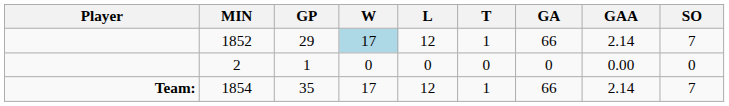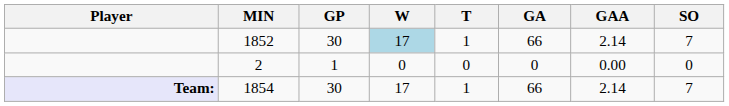- column: (428, 16)
(307, 40) 29 -> (334, 40) 30
(175, 88) no background -> (194, 88) lavender background
(307, 88) 35 -> (334, 88) 30
